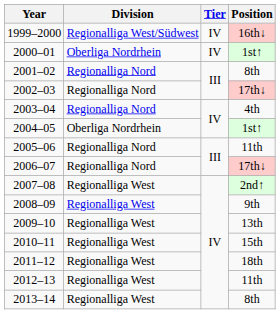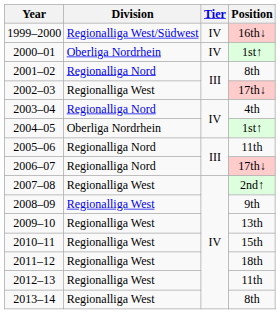(111, 90) Regionalliga Nord -> (111, 90) Regionalliga West
